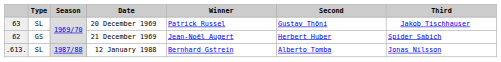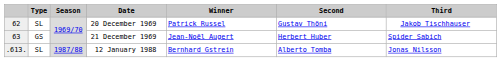(16, 24) 63 -> (16, 24) 62
(16, 37) 62 -> (16, 37) 63
